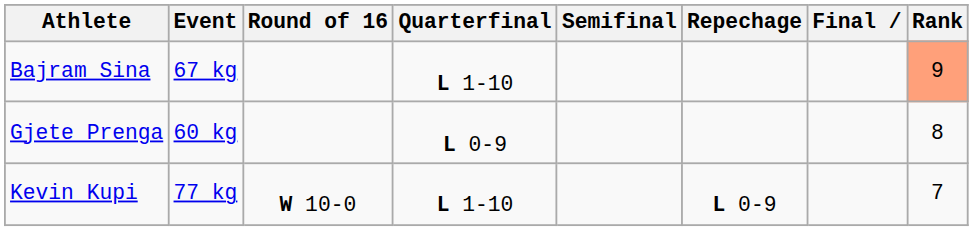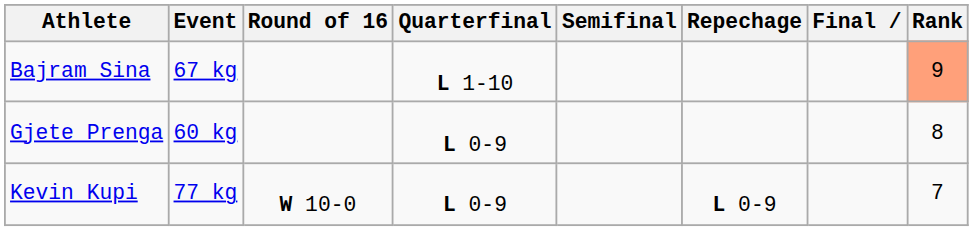(475, 206) L 1-10 -> (475, 206) L 0-9
